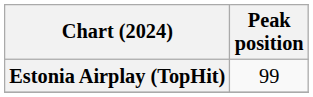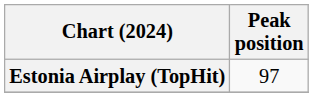(269, 75) 99 -> (269, 75) 97
